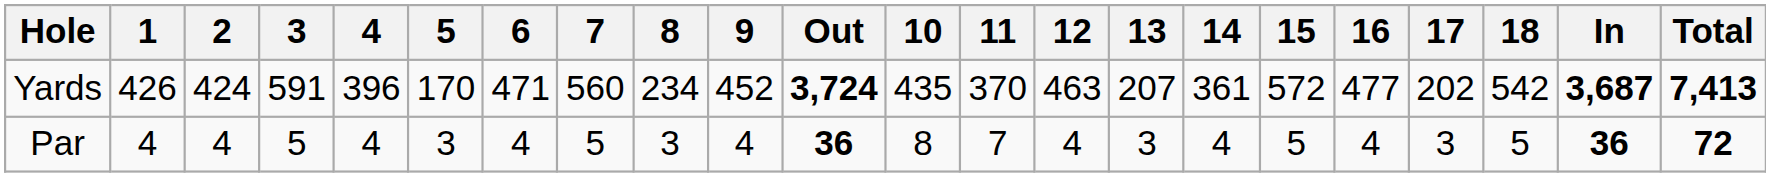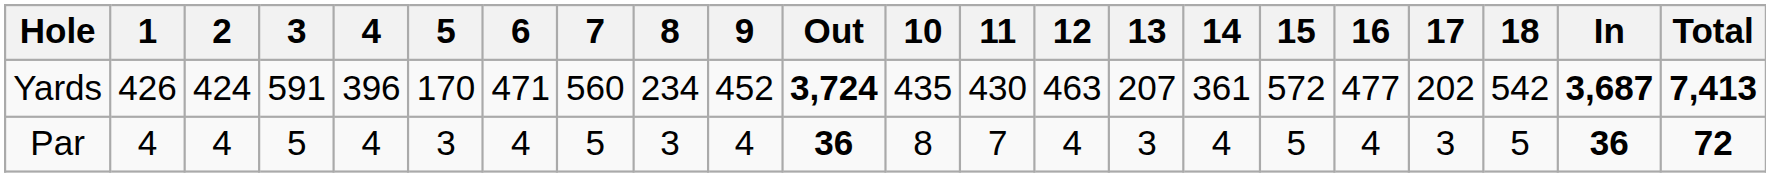(998, 87) 370 -> (998, 87) 430
